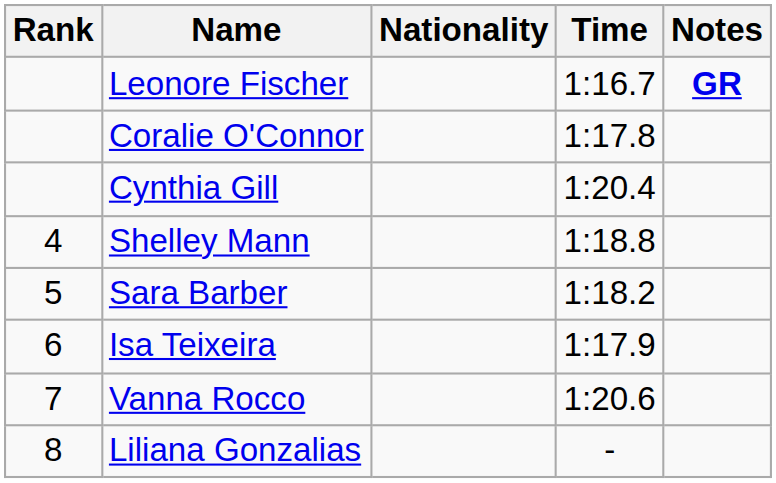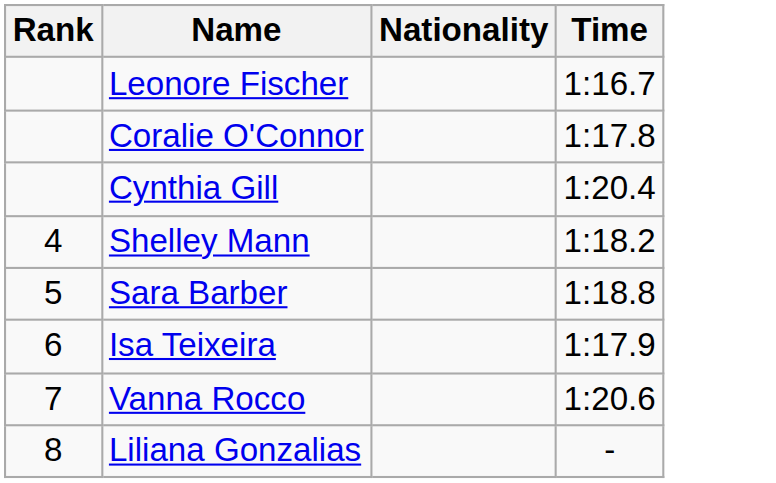- column: (717, 30)
(610, 240) 1:18.8 -> (610, 240) 1:18.2
(610, 293) 1:18.2 -> (610, 293) 1:18.8
